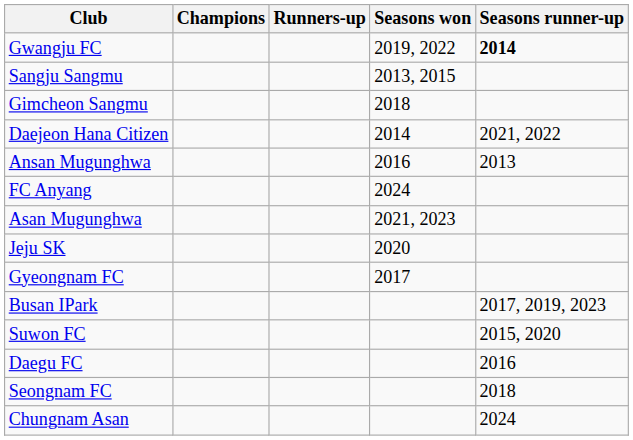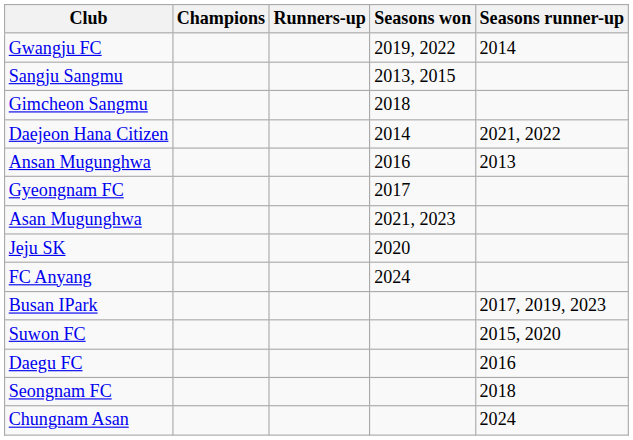(498, 47) bold -> (498, 47) normal
rows swapped: (66, 276) <-> (50, 190)
